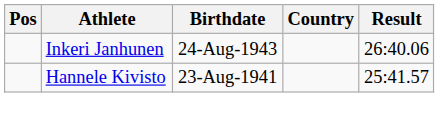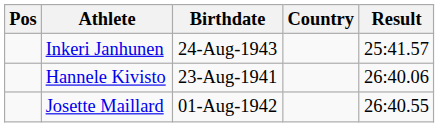(396, 48) 26:40.06 -> (396, 48) 25:41.57
(396, 77) 25:41.57 -> (396, 77) 26:40.06
+ row: (105, 106)
